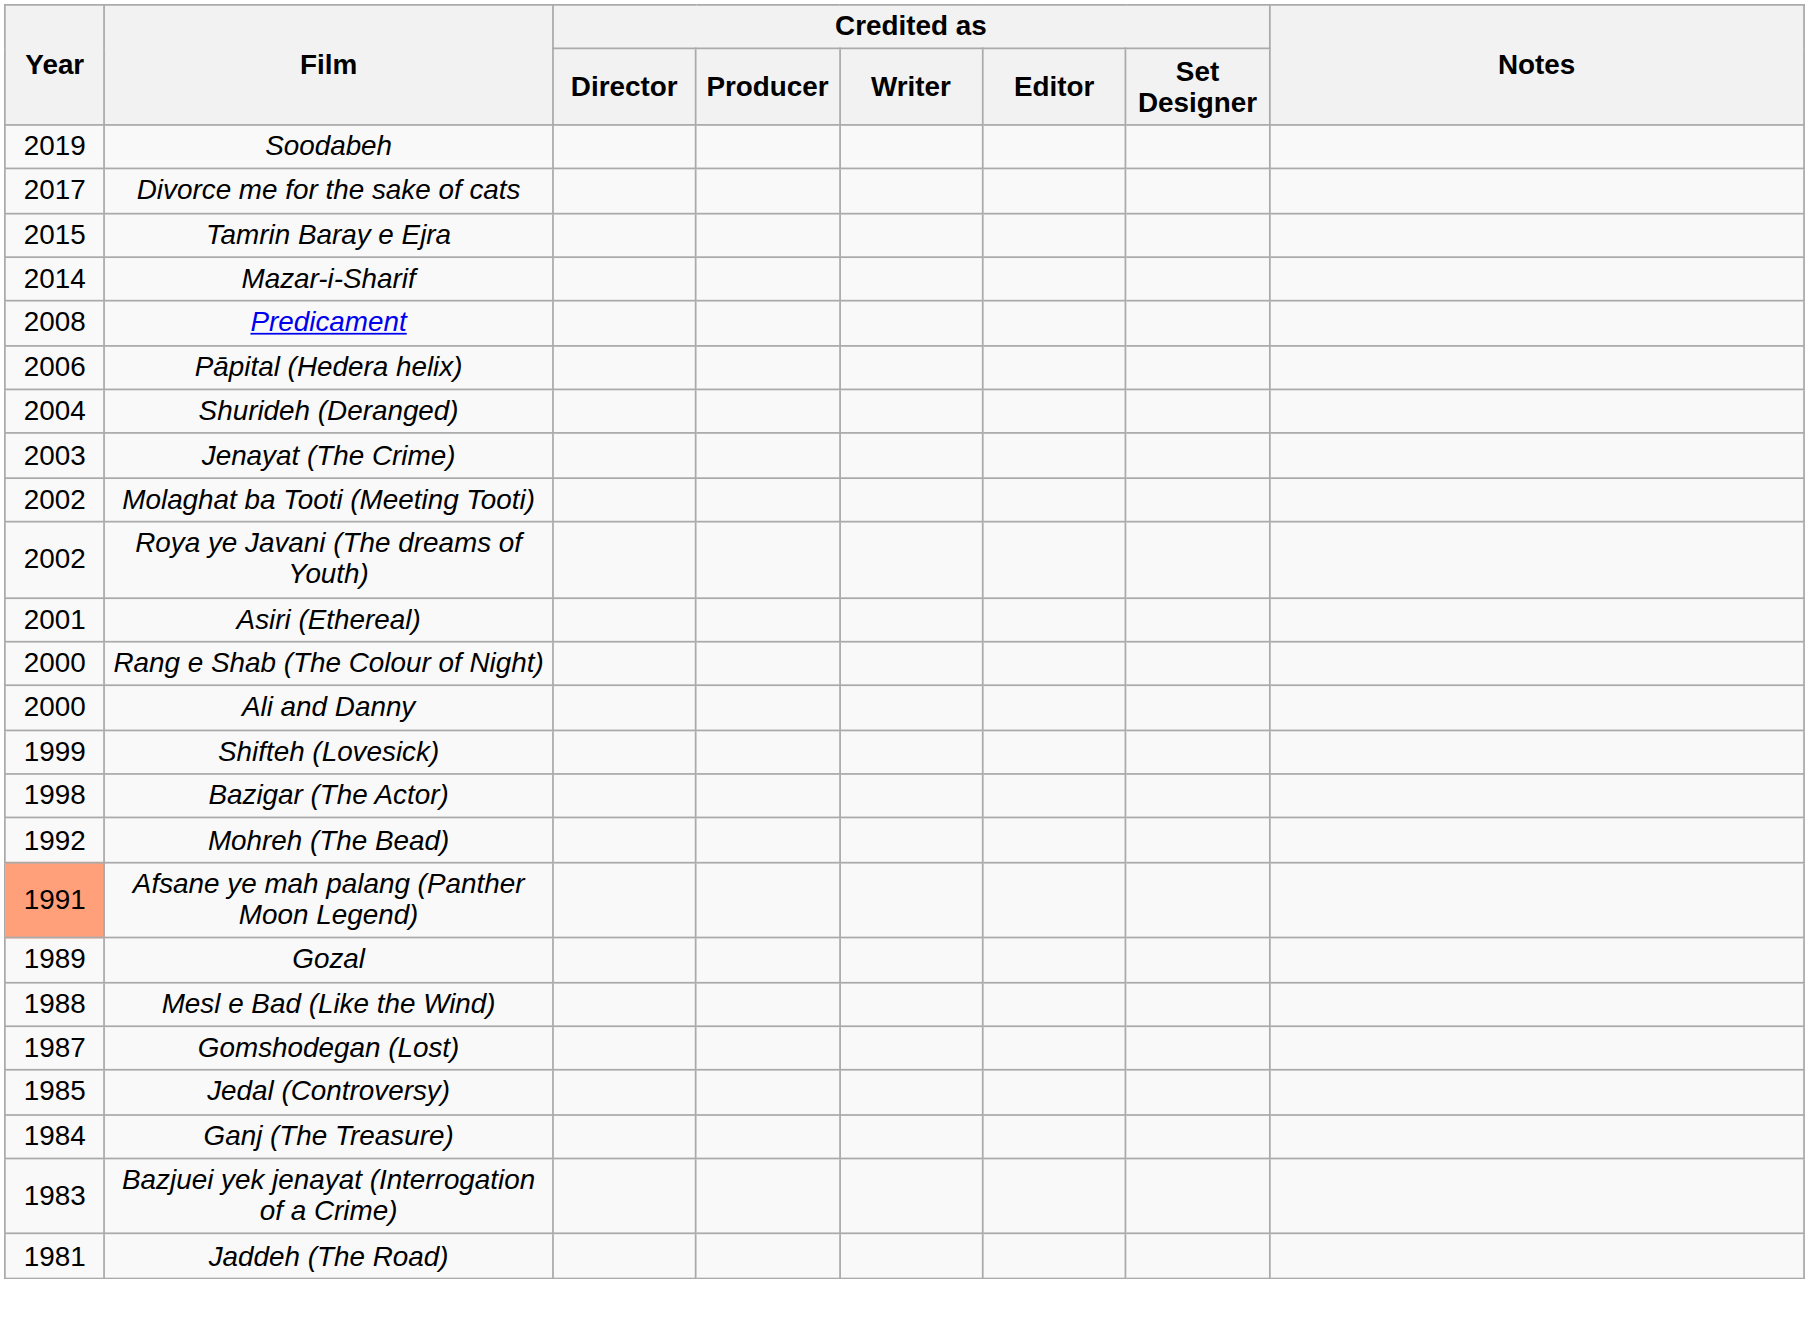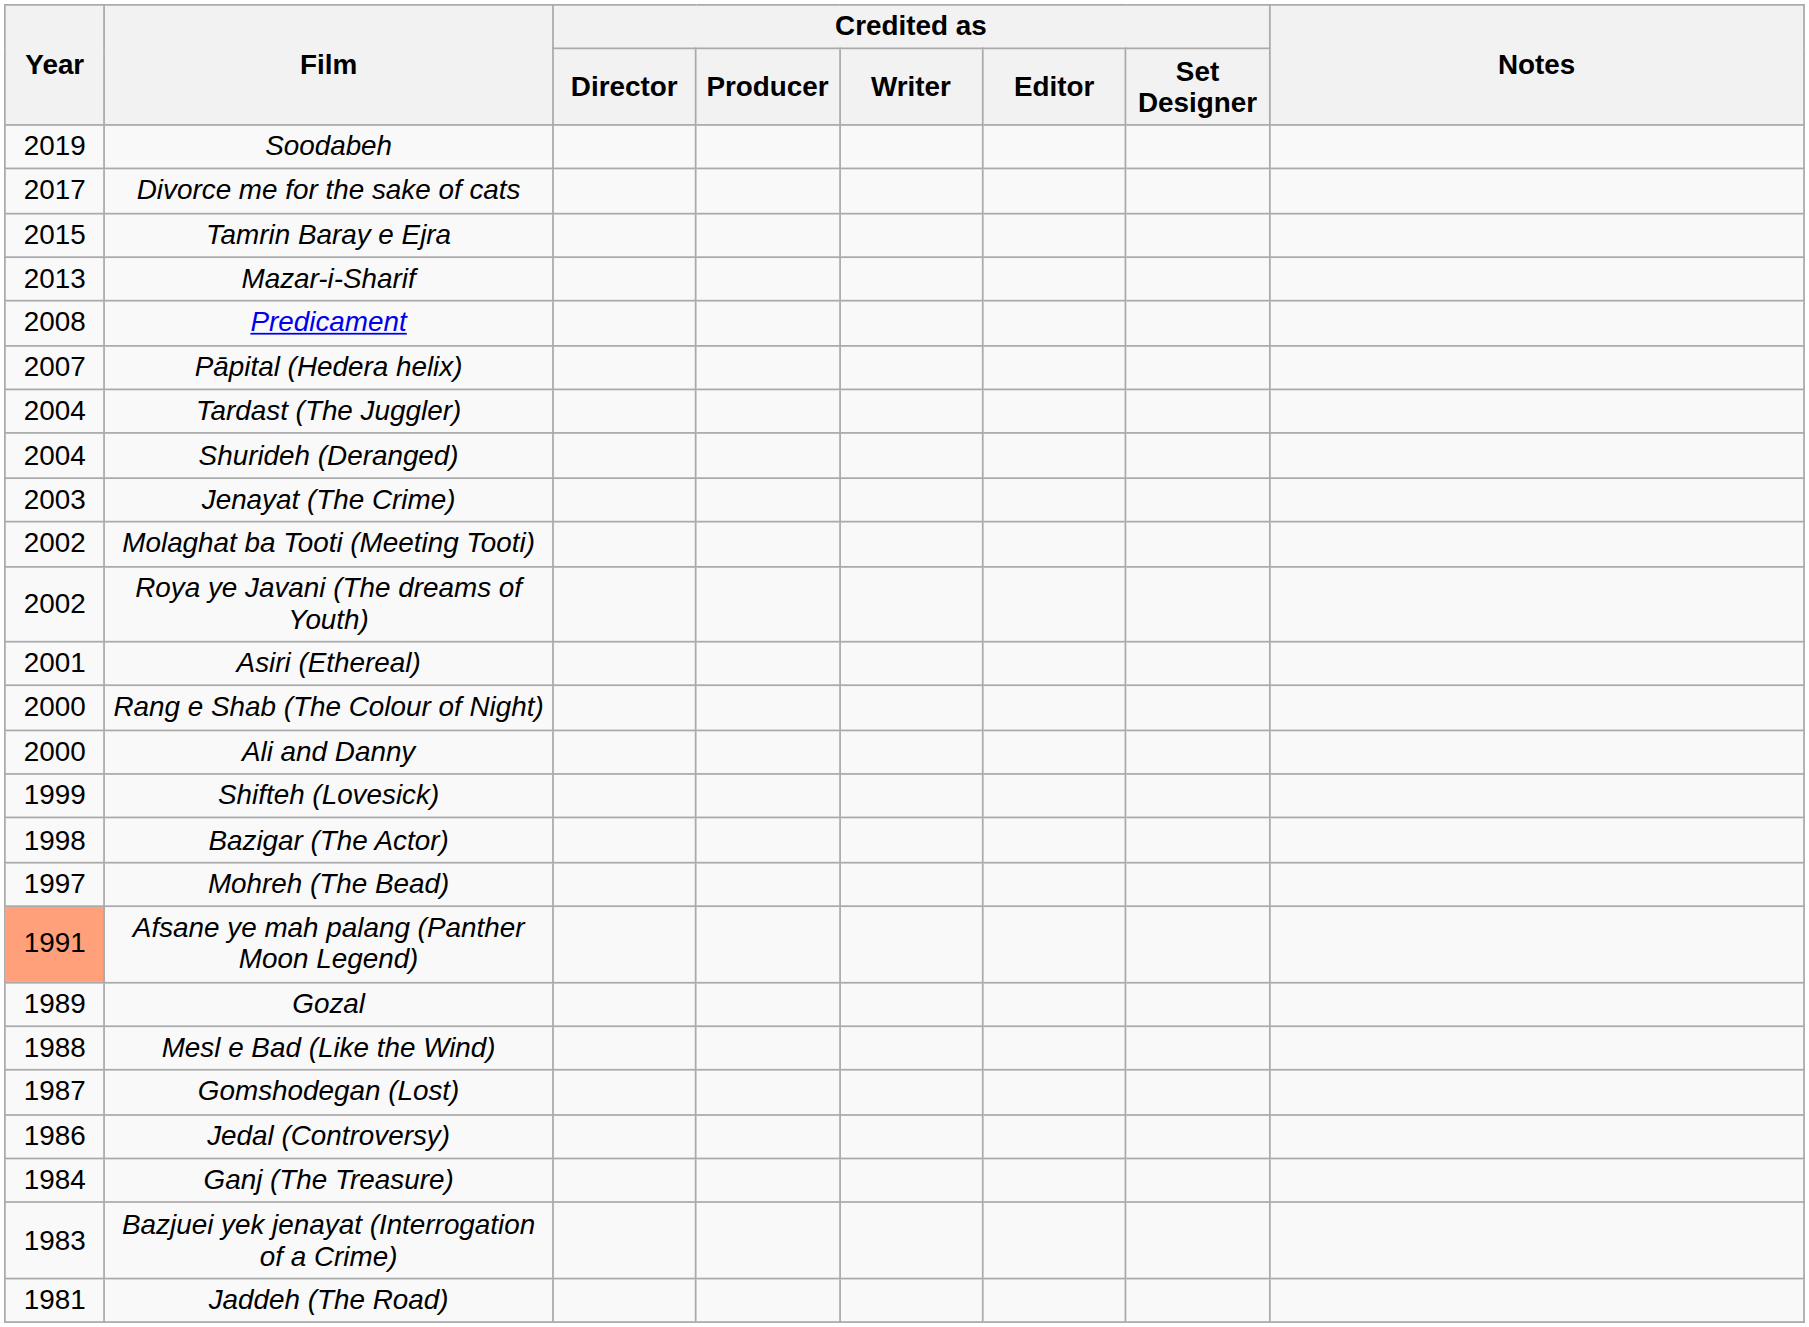(55, 278) 2014 -> (55, 278) 2013
(55, 366) 2006 -> (55, 366) 2007
+ row: (329, 411)
(55, 839) 1992 -> (55, 883) 1997
(55, 1091) 1985 -> (55, 1136) 1986
